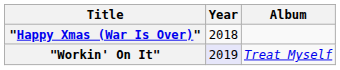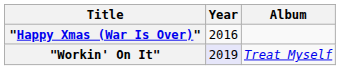(223, 34) 2018 -> (223, 34) 2016
